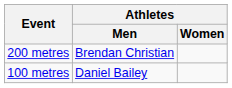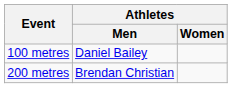rows swapped: (38, 73) <-> (38, 54)
